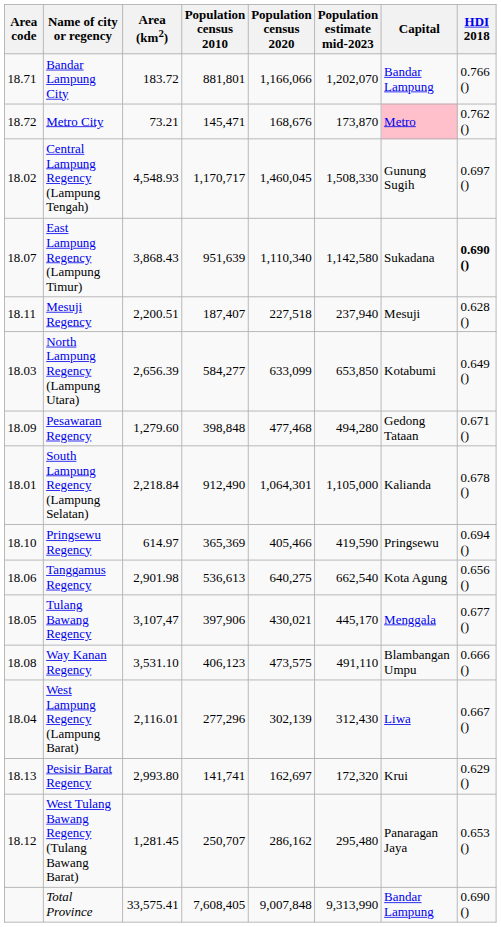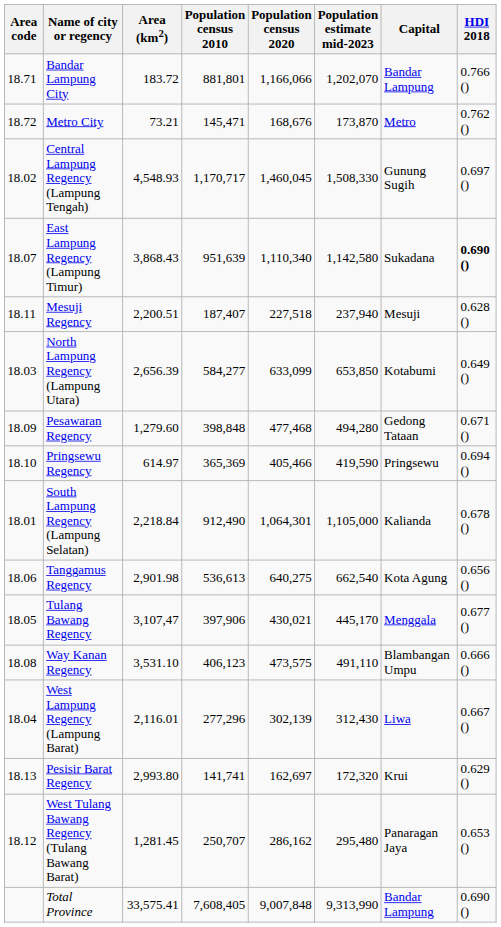(400, 121) pink background -> (400, 121) no background
rows swapped: (74, 542) <-> (73, 485)
